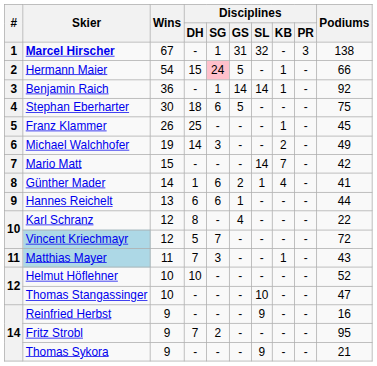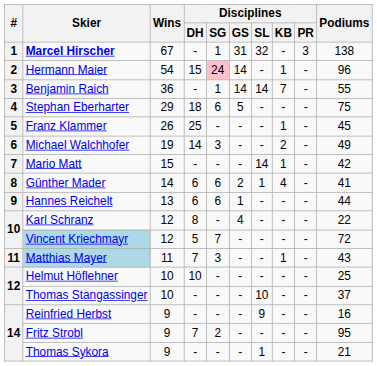(240, 70) 5 -> (240, 70) 14
(344, 70) 66 -> (344, 70) 96
(283, 88) 1 -> (283, 88) 7
(344, 88) 92 -> (344, 88) 55
(167, 107) 30 -> (167, 107) 29
(283, 164) 7 -> (283, 164) 1
(195, 182) 1 -> (195, 182) 6
(344, 276) 52 -> (344, 276) 25
(344, 295) 47 -> (344, 295) 37
(262, 351) 9 -> (262, 351) 1
